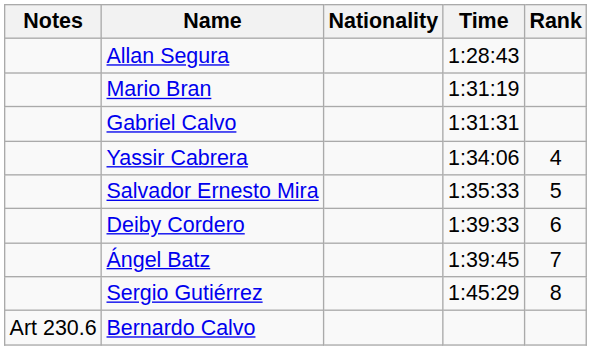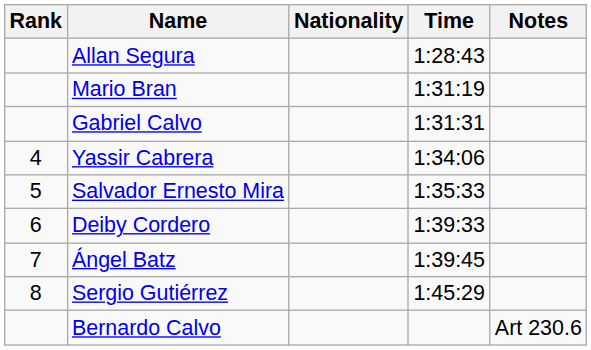columns swapped: (556, 21) <-> (53, 21)
